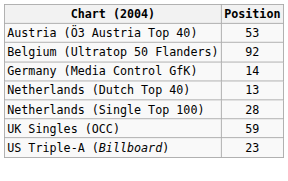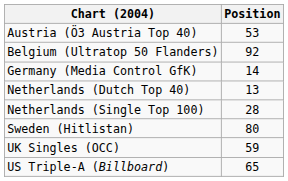+ row: (71, 128)
(252, 147) 23 -> (252, 167) 65
